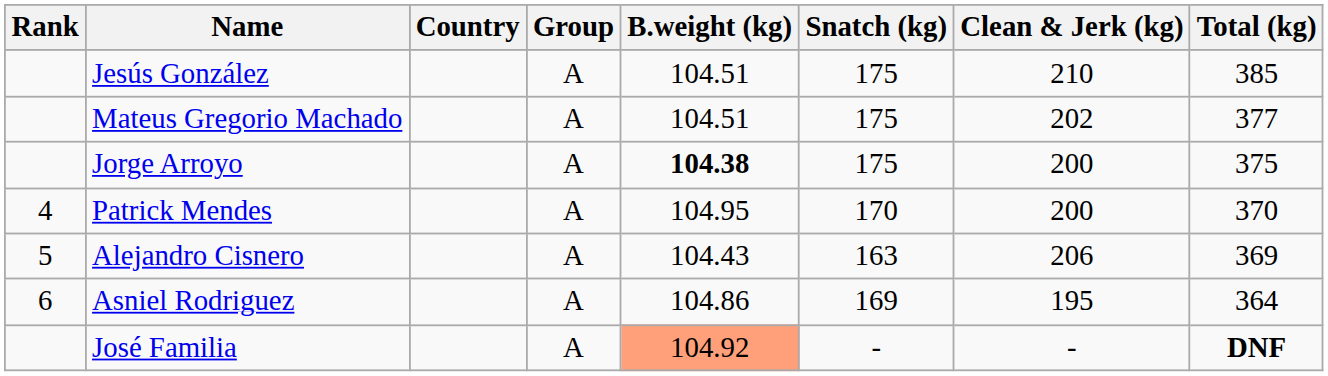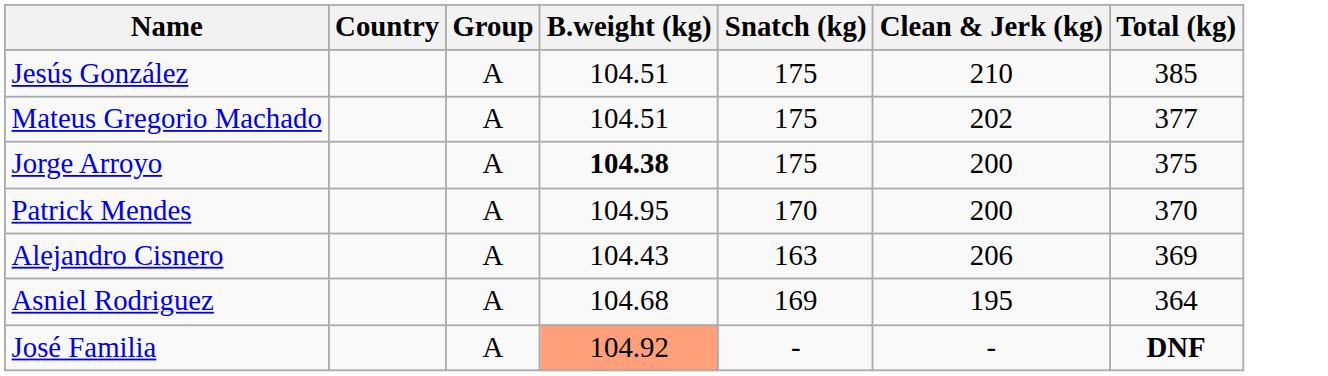- column: (45, 27)
(710, 301) 104.86 -> (629, 301) 104.68
